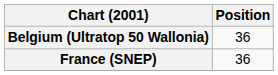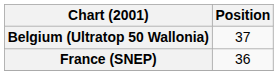(243, 37) 36 -> (243, 37) 37
